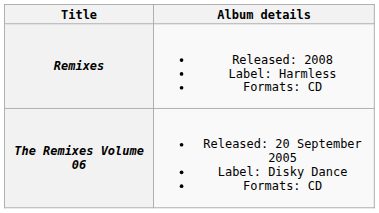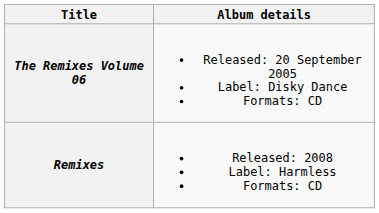rows swapped: (79, 158) <-> (79, 66)
